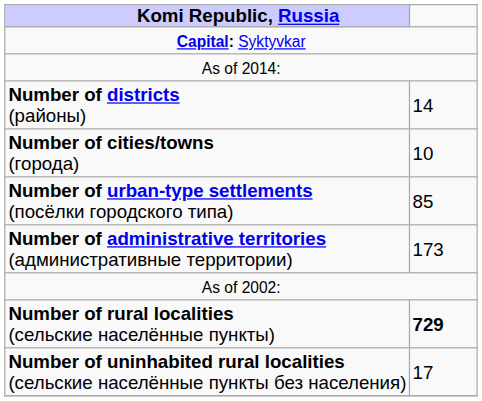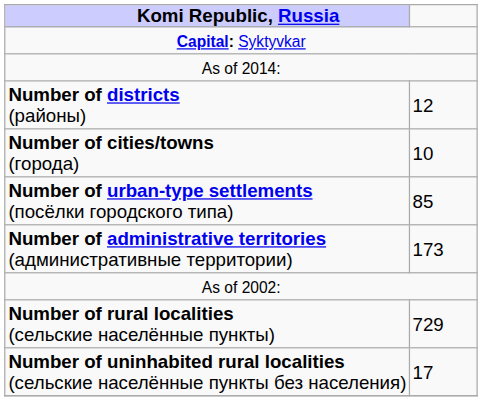(423, 105) 14 -> (423, 105) 12
(428, 324) bold -> (428, 324) normal
